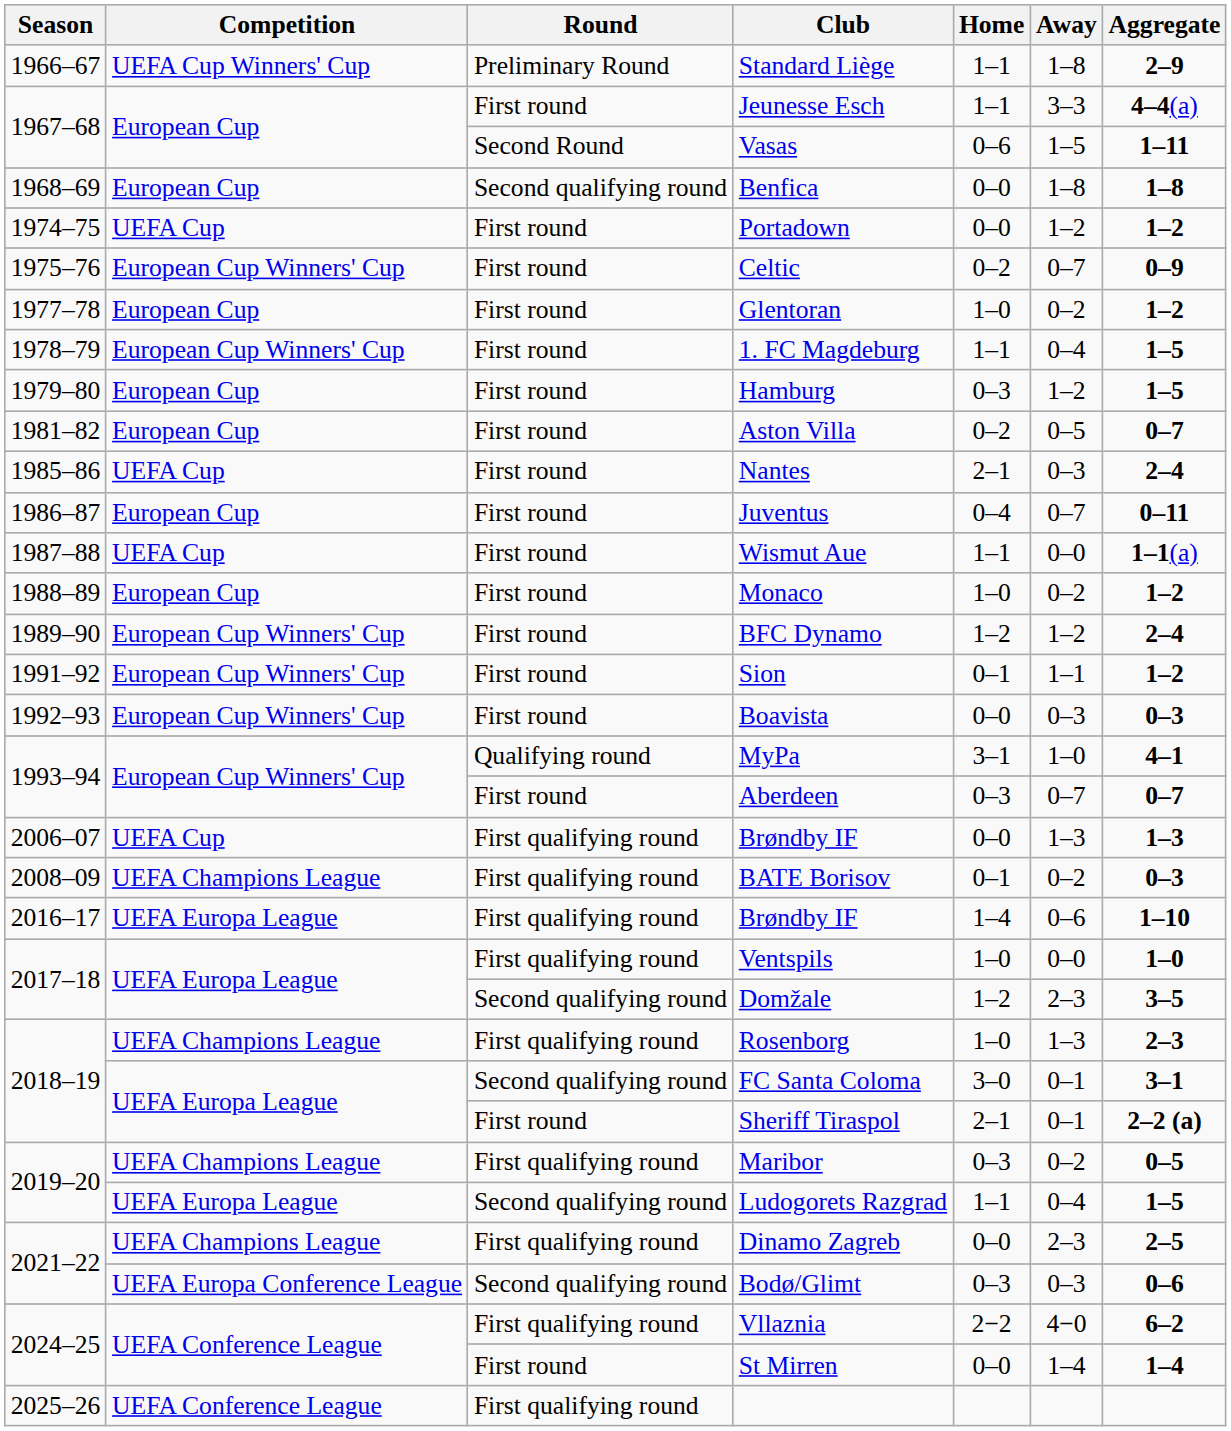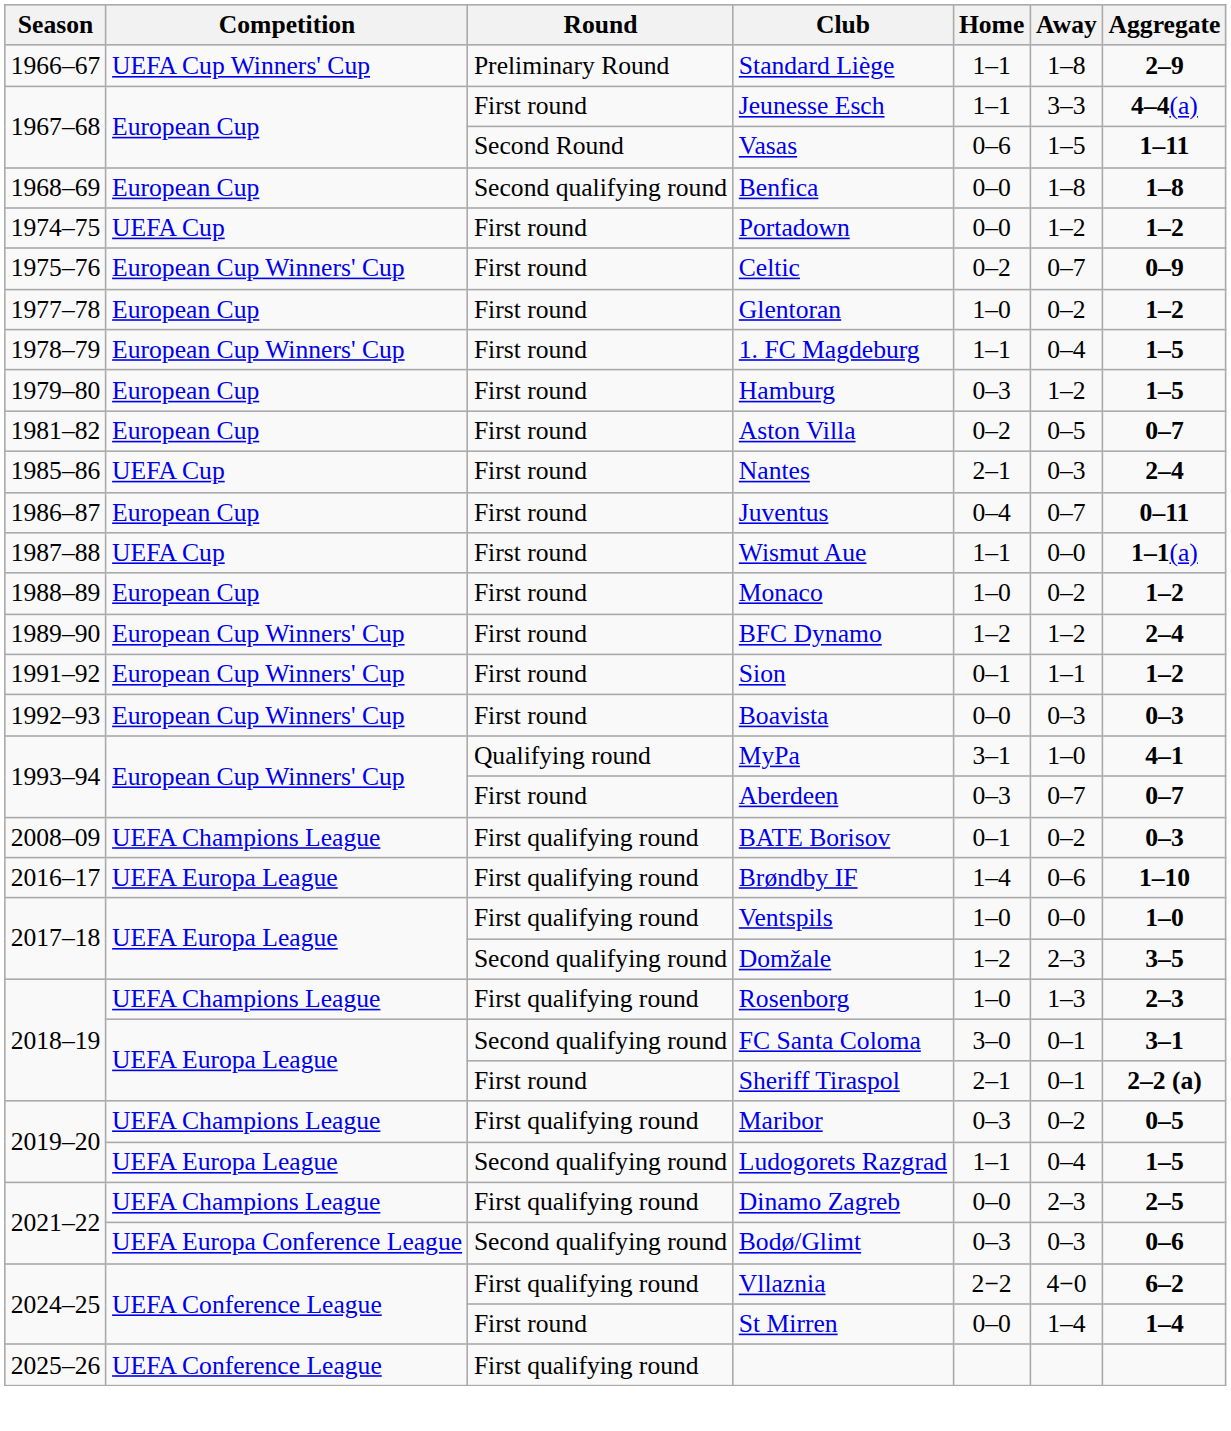- row: (56, 836)
